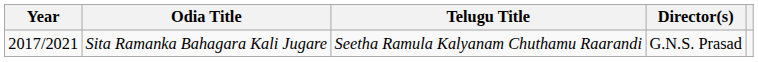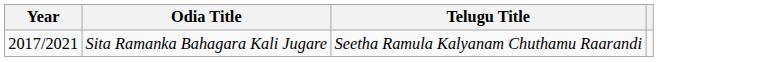- column: (696, 17)
